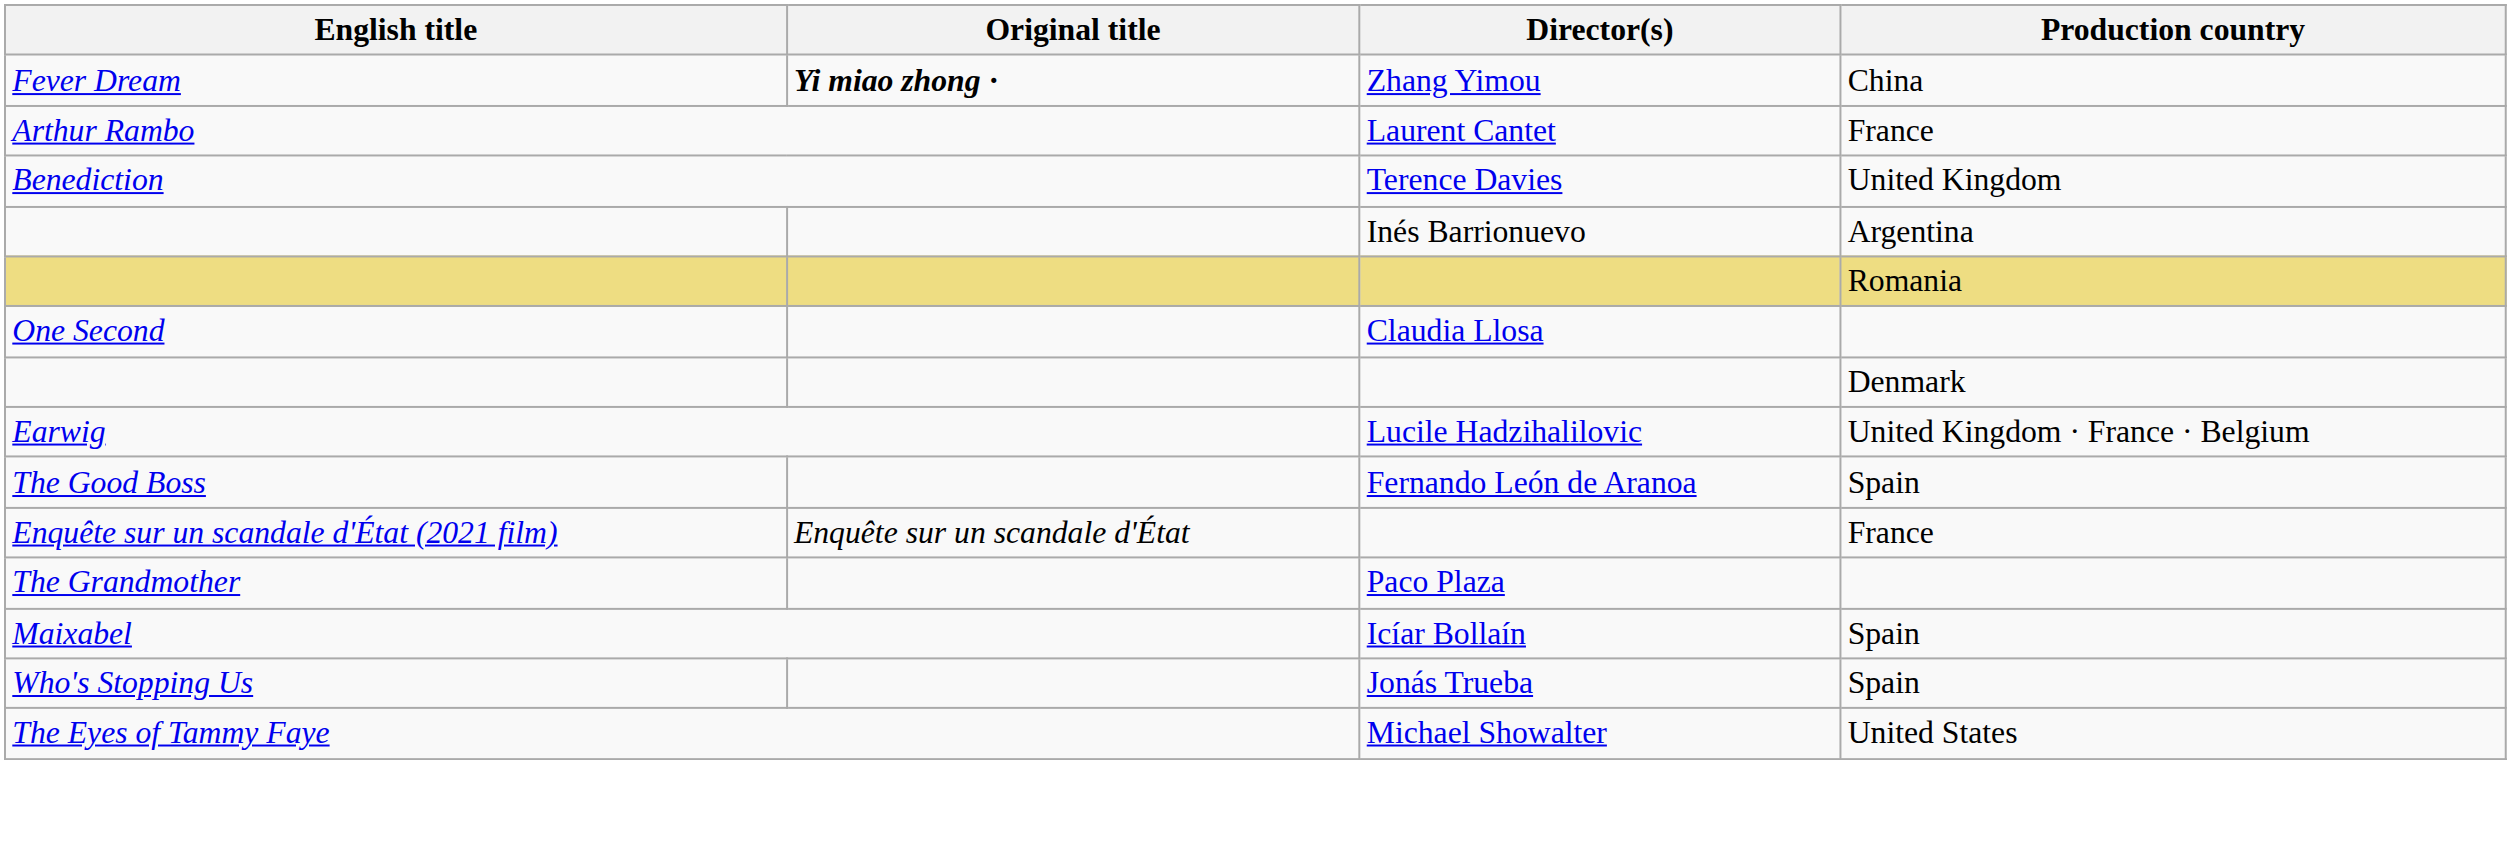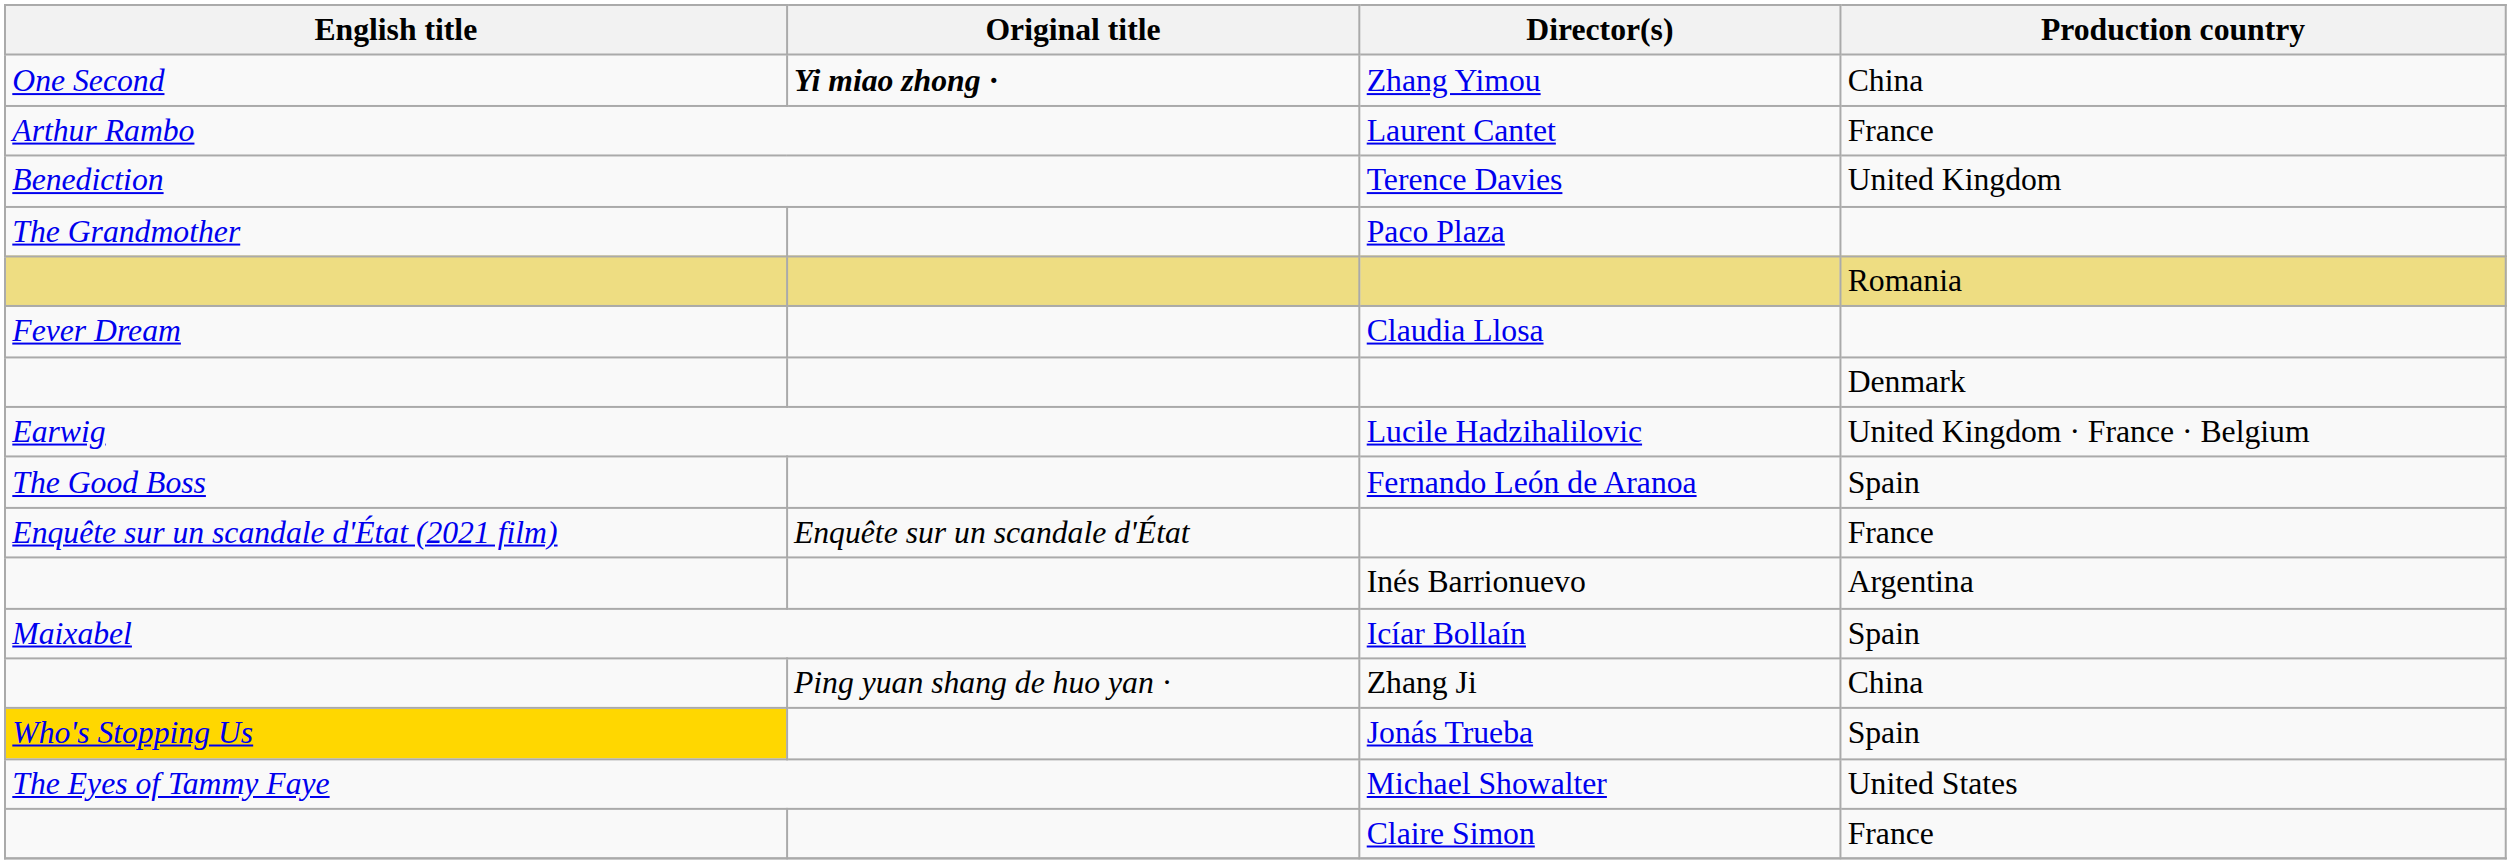(97, 79) Fever Dream -> (88, 79) One Second
rows swapped: (1476, 230) <-> (1436, 582)
(88, 331) One Second -> (97, 331) Fever Dream
+ row: (1422, 682)
(133, 682) no background -> (133, 733) gold background
+ row: (1451, 833)
